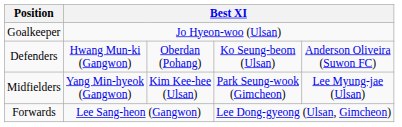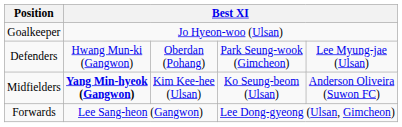(258, 56) Ko Seung-beom (Ulsan) -> (262, 56) Park Seung-wook (Gimcheon)
(348, 56) Anderson Oliveira (Suwon FC) -> (352, 56) Lee Myung-jae (Ulsan)
(105, 87) normal -> (107, 87) bold
(258, 87) Park Seung-wook (Gimcheon) -> (262, 87) Ko Seung-beom (Ulsan)
(348, 87) Lee Myung-jae (Ulsan) -> (352, 87) Anderson Oliveira (Suwon FC)
